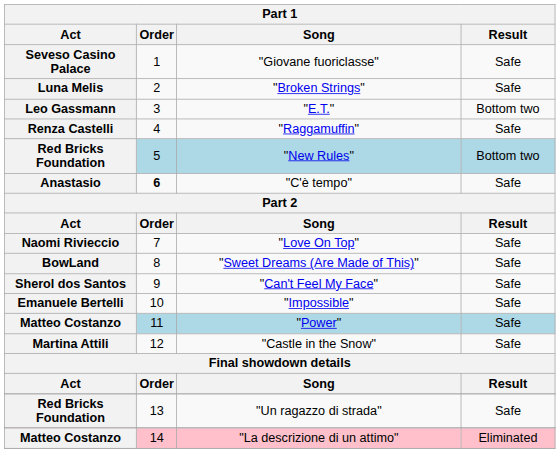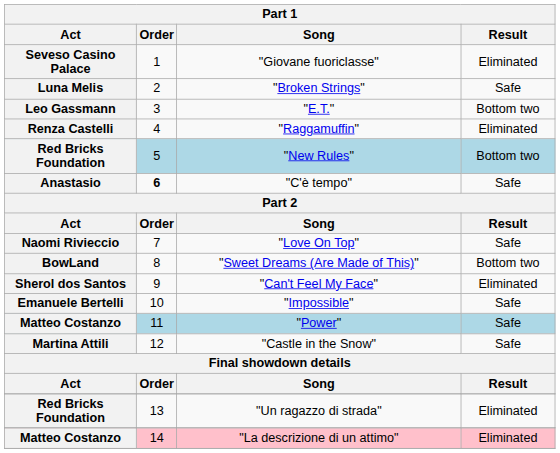(508, 61) Safe -> (508, 61) Eliminated
(508, 128) Safe -> (508, 128) Eliminated
(508, 263) Safe -> (508, 263) Bottom two
(508, 283) Safe -> (508, 283) Eliminated
(508, 410) Safe -> (508, 410) Eliminated
